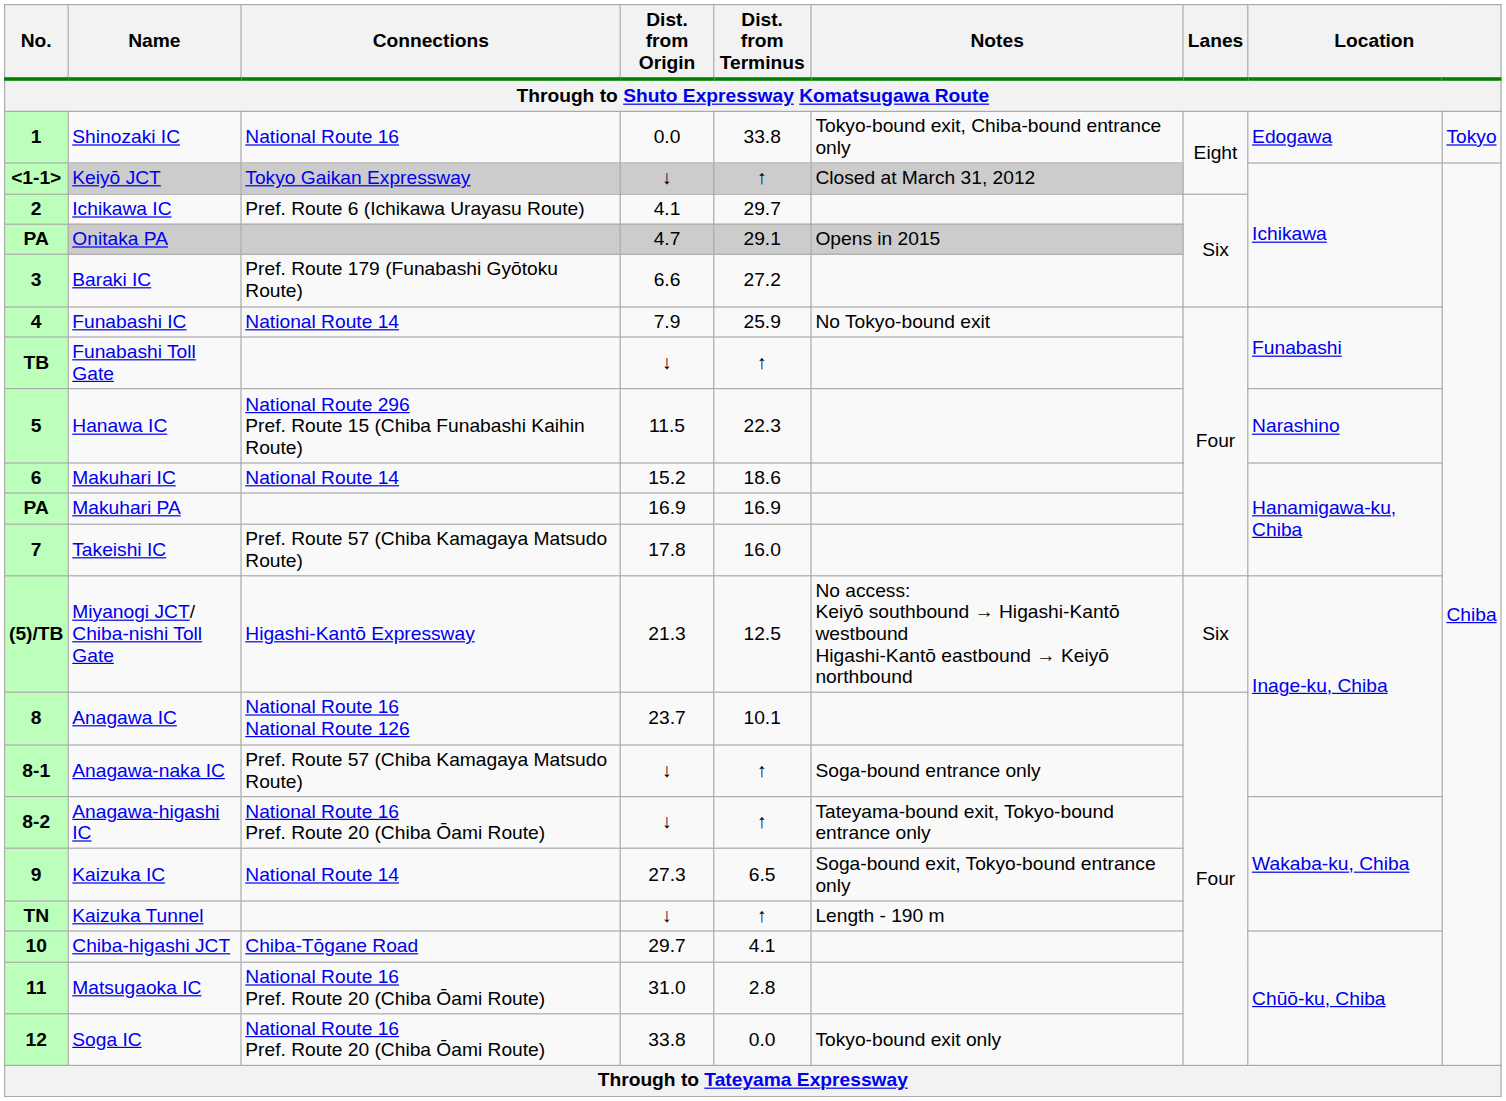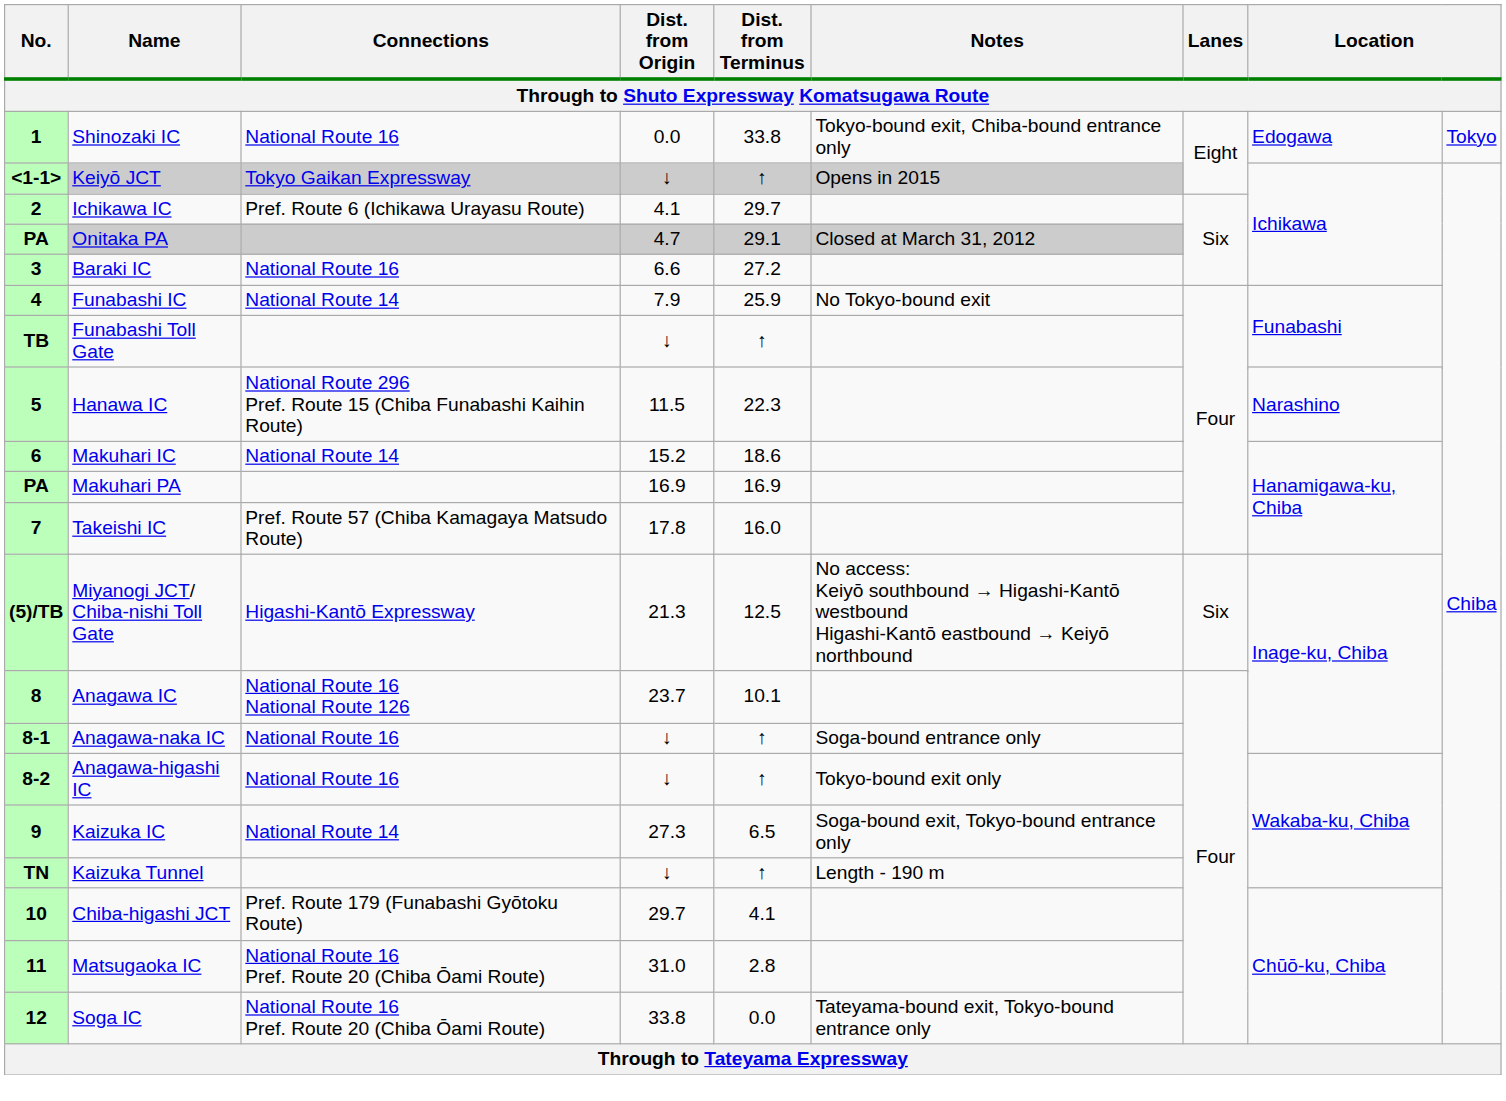(925, 178) Closed at March 31, 2012 -> (878, 178) Opens in 2015
(878, 239) Opens in 2015 -> (925, 239) Closed at March 31, 2012
(402, 280) Pref. Route 179 (Funabashi Gyōtoku Route) -> (322, 269) National Route 16
(426, 770) Pref. Route 57 (Chiba Kamagaya Matsudo Route) -> (322, 738) National Route 16
(395, 822) National Route 16 Pref. Route 20 (Chiba Ōami Route) -> (322, 779) National Route 16
(965, 822) Tateyama-bound exit, Tokyo-bound entrance only -> (908, 779) Tokyo-bound exit only
(332, 946) Chiba-Tōgane Road -> (402, 913) Pref. Route 179 (Funabashi Gyōtoku Route)
(908, 1039) Tokyo-bound exit only -> (965, 1017) Tateyama-bound exit, Tokyo-bound entrance only
